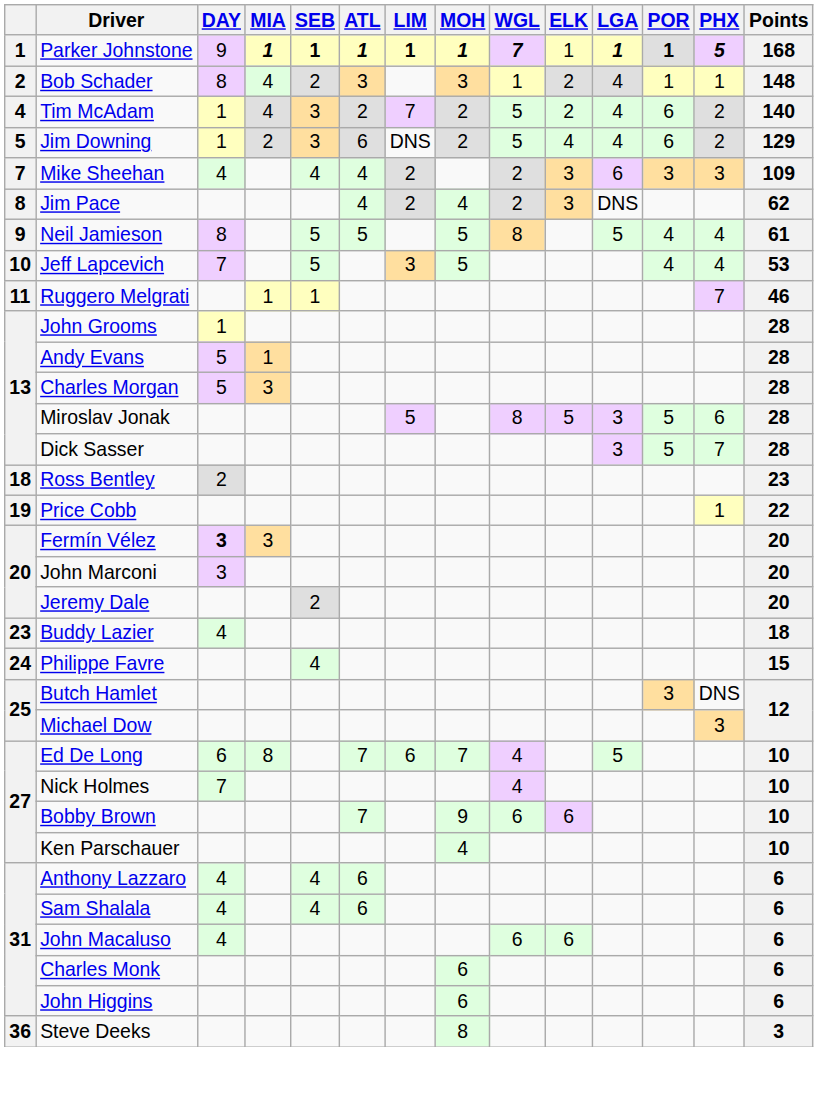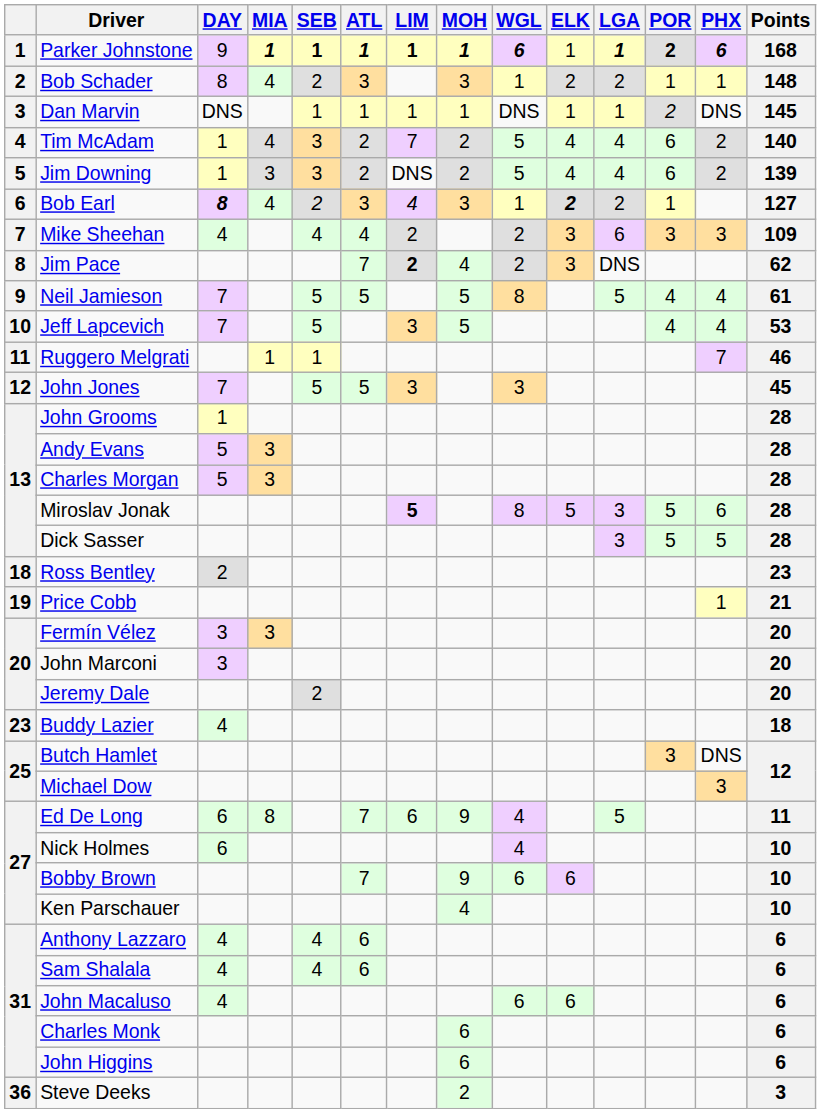(517, 50) 7 -> (519, 50) 6
(669, 50) 1 -> (670, 50) 2
(719, 50) 5 -> (721, 50) 6
(618, 81) 4 -> (620, 81) 2
+ row: (90, 112)
(569, 112) 2 -> (570, 142) 4
(268, 142) 2 -> (270, 173) 3
(362, 142) 6 -> (364, 173) 2
(779, 142) 129 -> (781, 173) 139
+ row: (77, 204)
(362, 204) 4 -> (364, 265) 7
(410, 204) normal -> (412, 265) bold
(221, 234) 8 -> (222, 296) 7
+ row: (90, 388)
(268, 357) 1 -> (270, 449) 3
(410, 418) normal -> (412, 510) bold
(719, 449) 7 -> (721, 541) 5
(779, 510) 22 -> (781, 602) 21
(221, 541) bold -> (222, 633) normal
- row: (102, 663)
(463, 755) 7 -> (464, 817) 9
(779, 755) 10 -> (781, 817) 11
(221, 786) 7 -> (222, 847) 6
(463, 1031) 8 -> (464, 1093) 2
